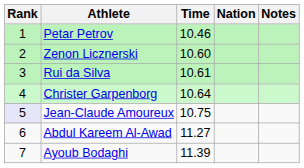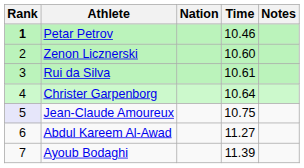columns swapped: (236, 14) <-> (195, 14)
(23, 34) normal -> (23, 34) bold
